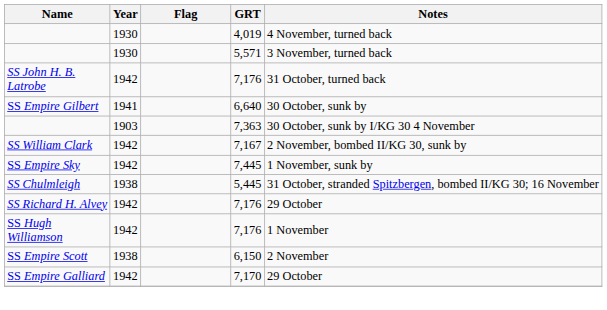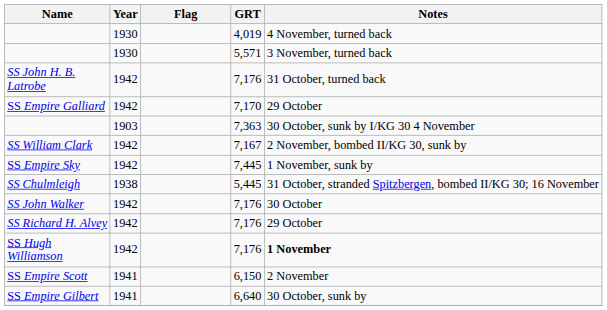rows swapped: (53, 106) <-> (56, 276)
+ row: (46, 203)
(298, 230) normal -> (299, 249) bold
(125, 256) 1938 -> (125, 276) 1941
